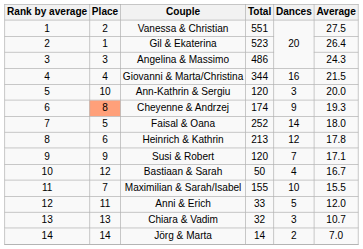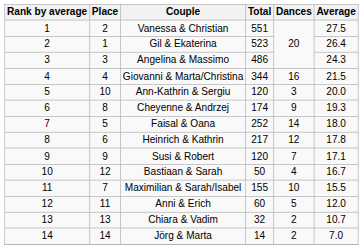(105, 108) lightsalmon background -> (105, 108) no background
(260, 140) 213 -> (260, 140) 217
(260, 204) 33 -> (260, 204) 60
(294, 220) 3 -> (294, 220) 2
